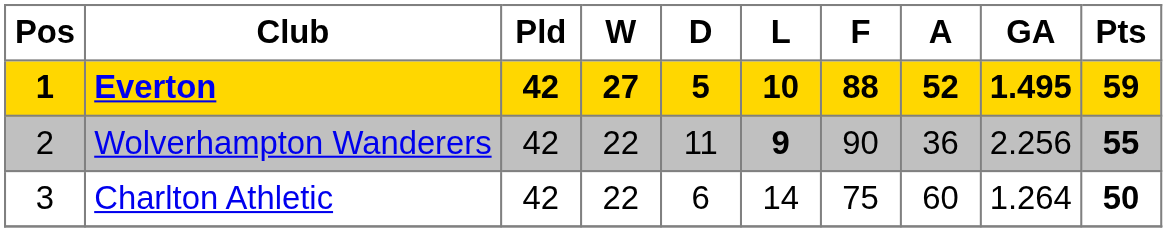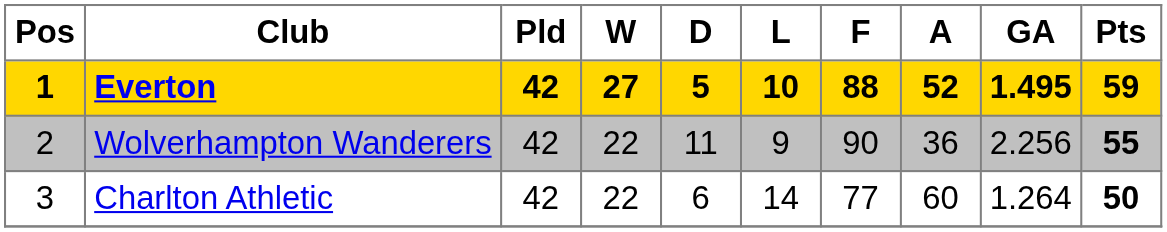(781, 142) bold -> (781, 142) normal
(861, 198) 75 -> (861, 198) 77
